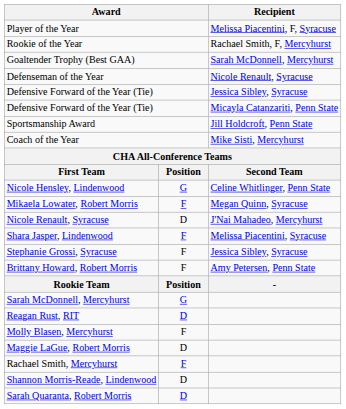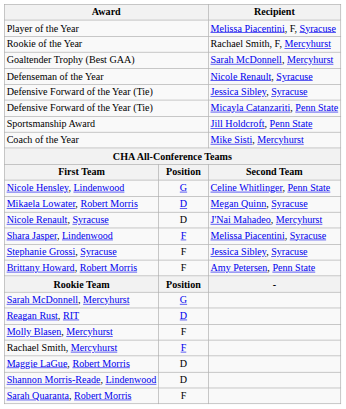(183, 204) F -> (183, 204) D
rows swapped: (68, 348) <-> (62, 364)
(183, 396) D -> (183, 396) F
